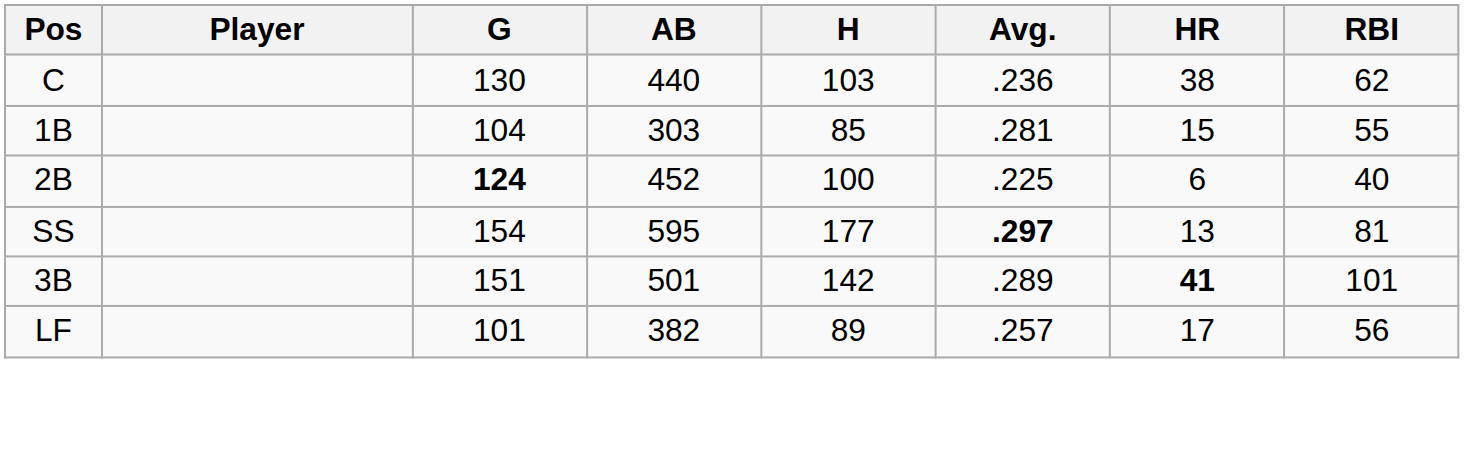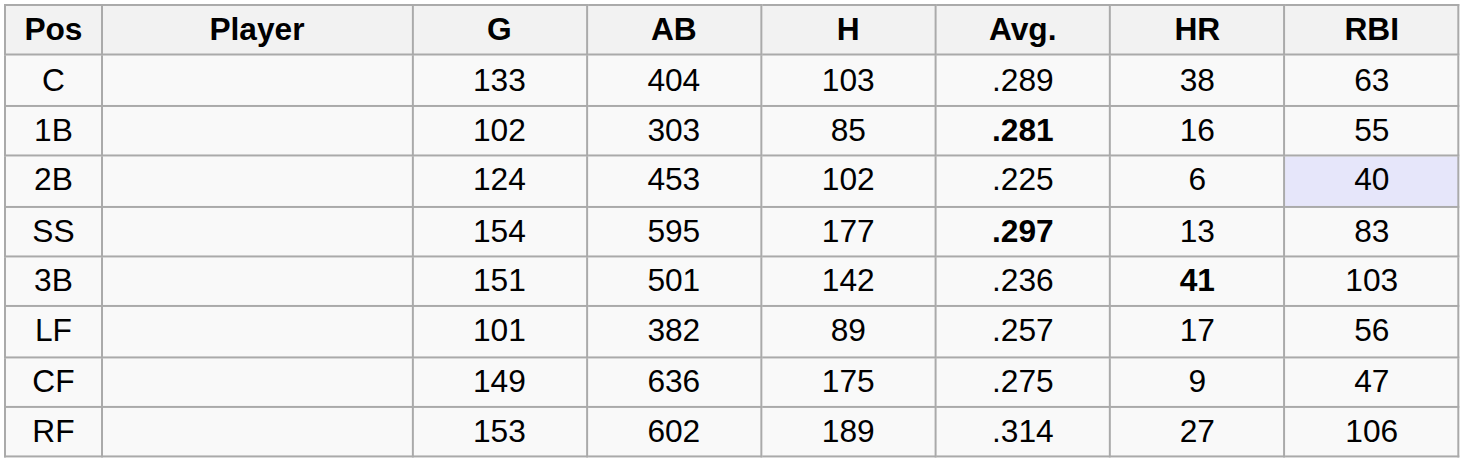(499, 79) 130 -> (499, 79) 133
(674, 79) 440 -> (674, 79) 404
(1023, 79) .236 -> (1023, 79) .289
(1372, 79) 62 -> (1372, 79) 63
(499, 130) 104 -> (499, 130) 102
(1023, 130) normal -> (1023, 130) bold
(1197, 130) 15 -> (1197, 130) 16
(499, 180) bold -> (499, 180) normal
(674, 180) 452 -> (674, 180) 453
(848, 180) 100 -> (848, 180) 102
(1372, 180) no background -> (1372, 180) lavender background
(1372, 230) 81 -> (1372, 230) 83
(1023, 280) .289 -> (1023, 280) .236
(1372, 280) 101 -> (1372, 280) 103
+ row: (53, 381)
+ row: (53, 431)
